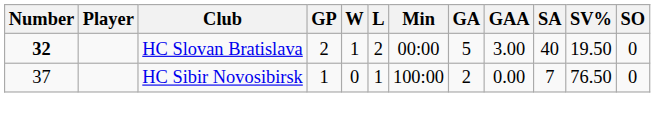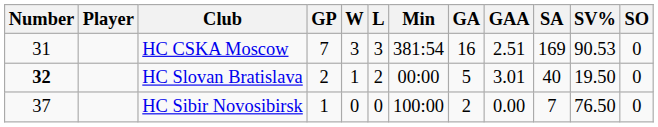+ row: (215, 48)
(509, 48) 3.00 -> (509, 77) 3.01
(378, 77) 1 -> (378, 106) 0
